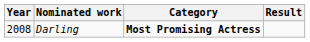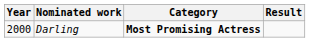(19, 29) 2008 -> (19, 29) 2000
